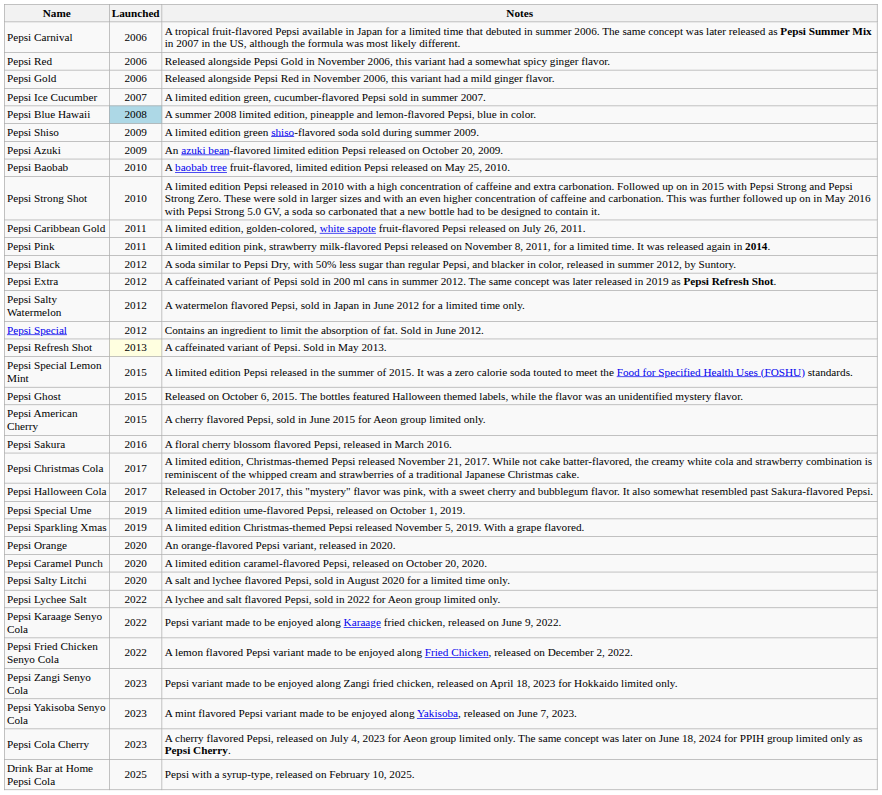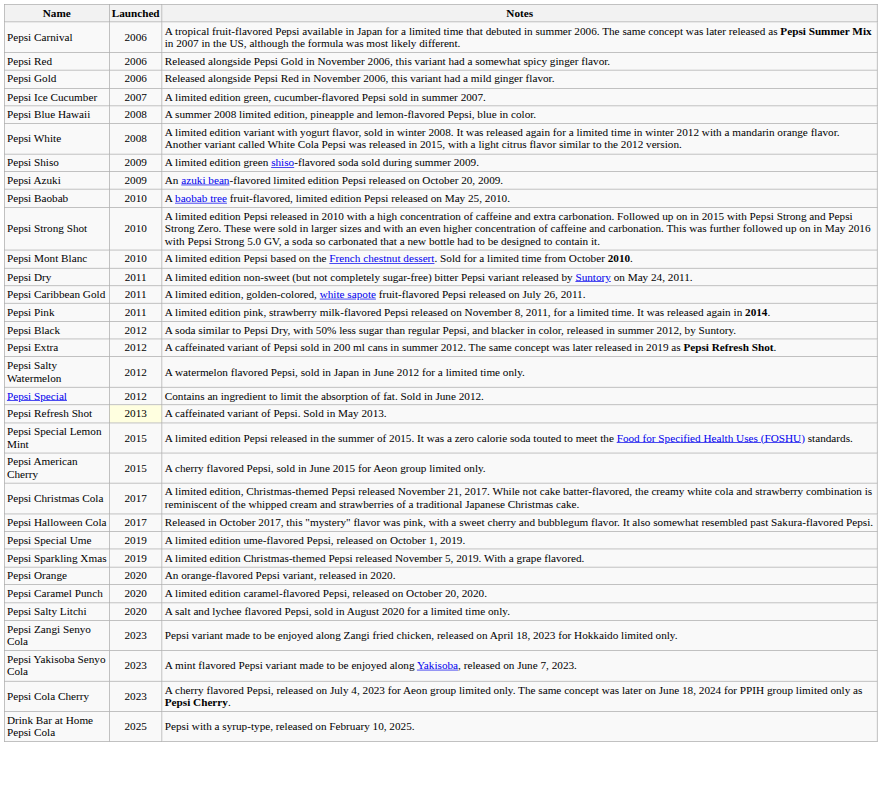(136, 114) lightblue background -> (136, 114) no background
+ row: (34, 138)
+ row: (47, 259)
+ row: (29, 276)
- row: (34, 396)
- row: (36, 444)
- row: (47, 598)
- row: (55, 622)
- row: (52, 653)
